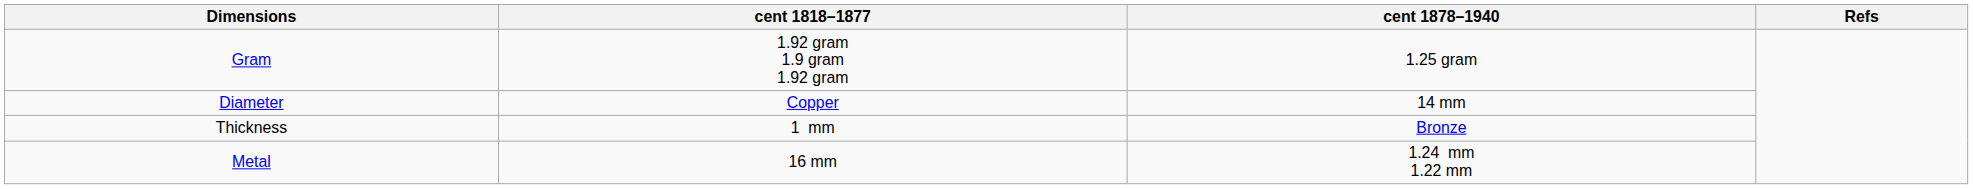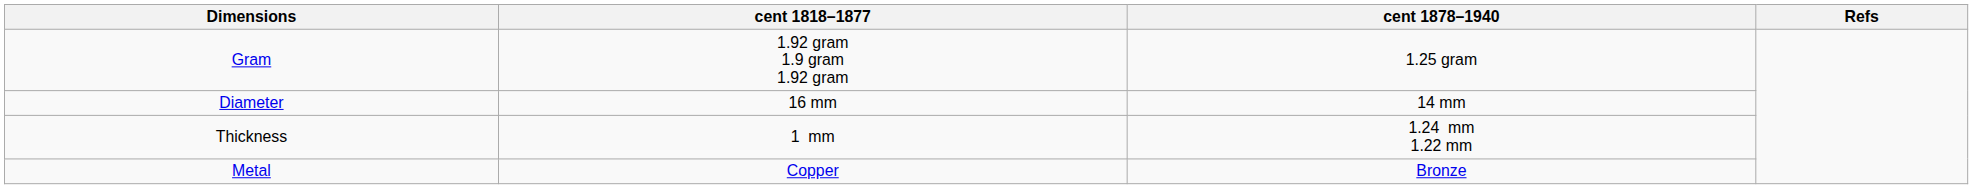(813, 102) Copper -> (813, 102) 16 mm
(1441, 128) Bronze -> (1441, 136) 1.24 mm 1.22 mm
(813, 162) 16 mm -> (813, 171) Copper
(1441, 162) 1.24 mm 1.22 mm -> (1441, 171) Bronze
